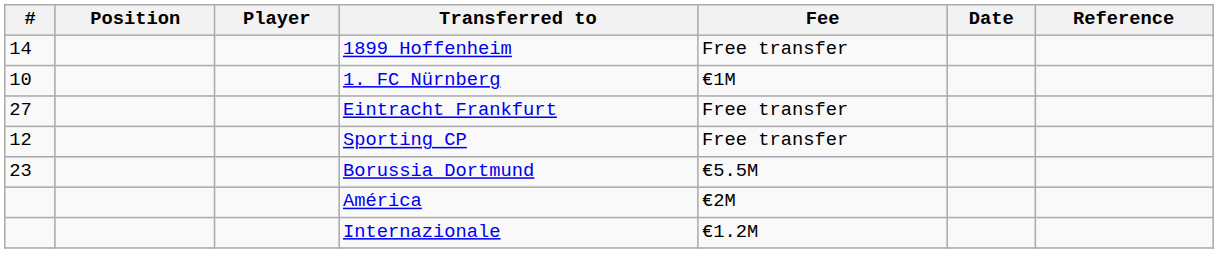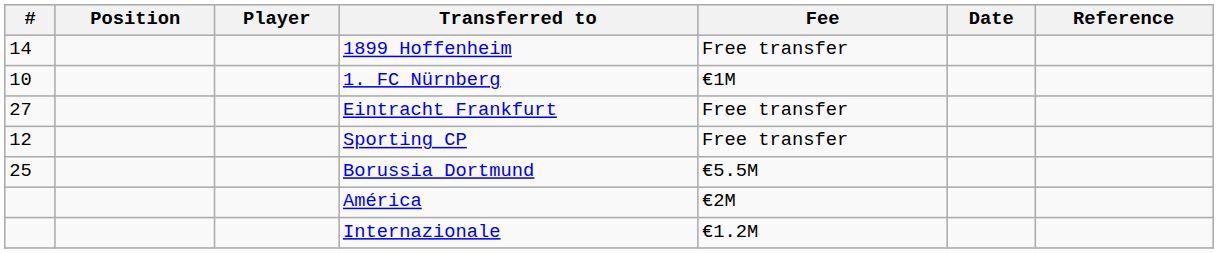(21, 172) 23 -> (21, 172) 25
